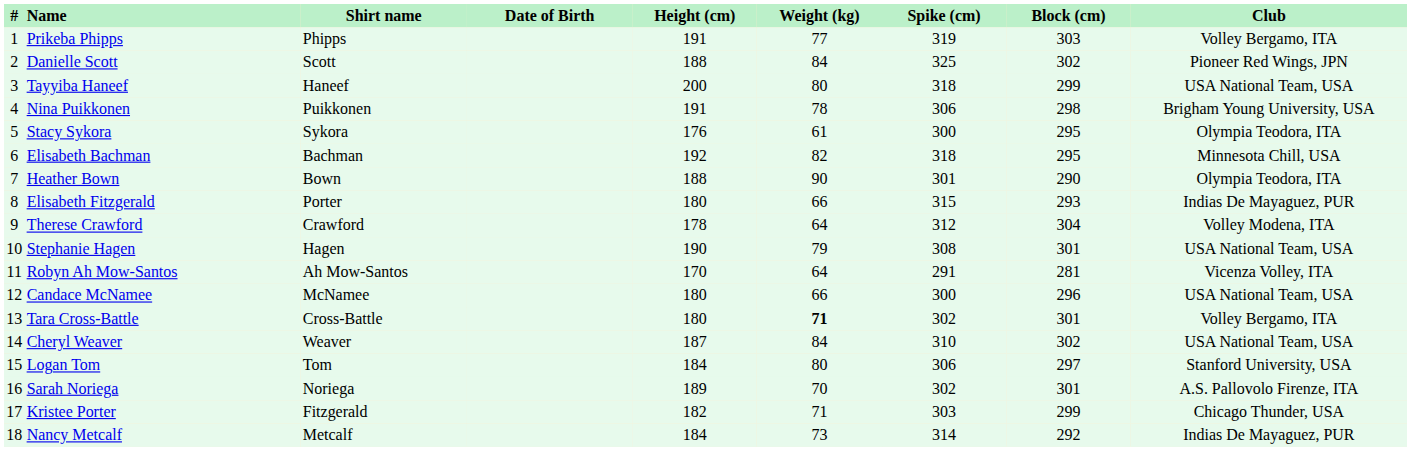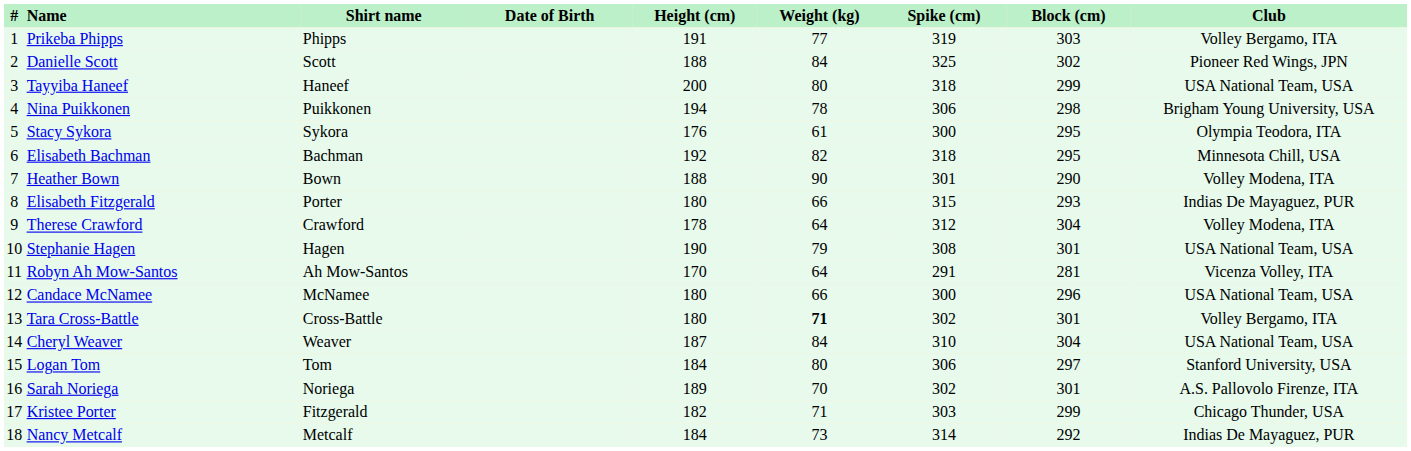(695, 108) 191 -> (695, 108) 194
(1269, 178) Olympia Teodora, ITA -> (1269, 178) Volley Modena, ITA
(1069, 341) 302 -> (1069, 341) 304
